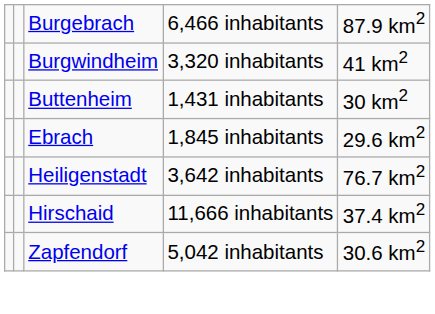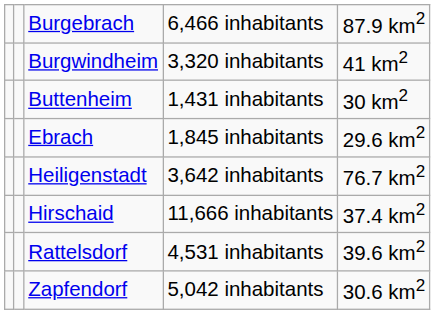+ row: (78, 251)
